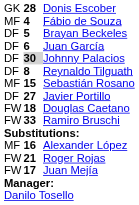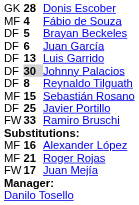+ row: (74, 58)
(30, 96) 27 -> (30, 108) 25
- row: (86, 108)
(13, 158) FW -> (12, 158) MF
